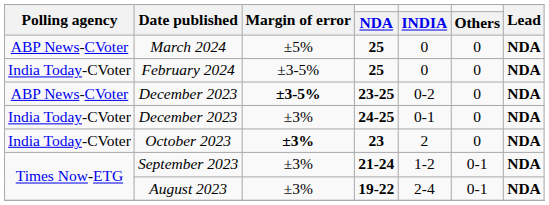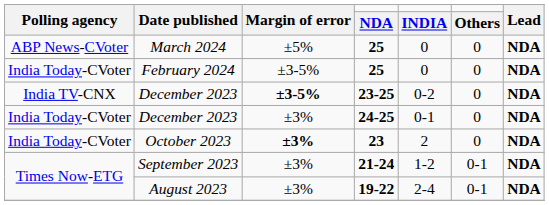(69, 94) ABP News-CVoter -> (69, 94) India TV-CNX
